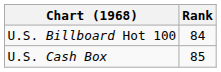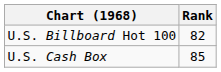(198, 36) 84 -> (198, 36) 82
